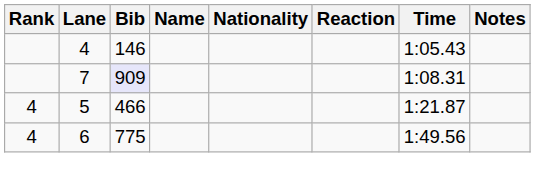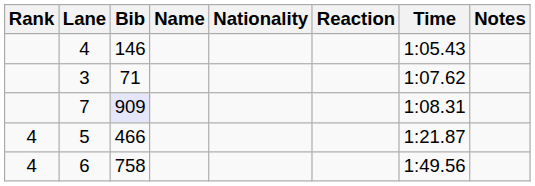+ row: (84, 78)
(130, 136) 775 -> (130, 166) 758
